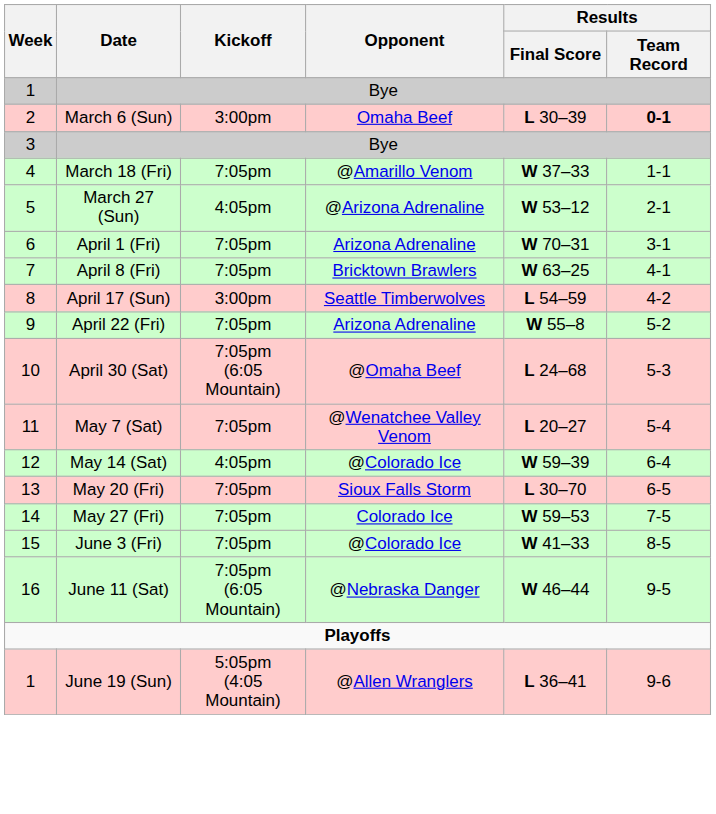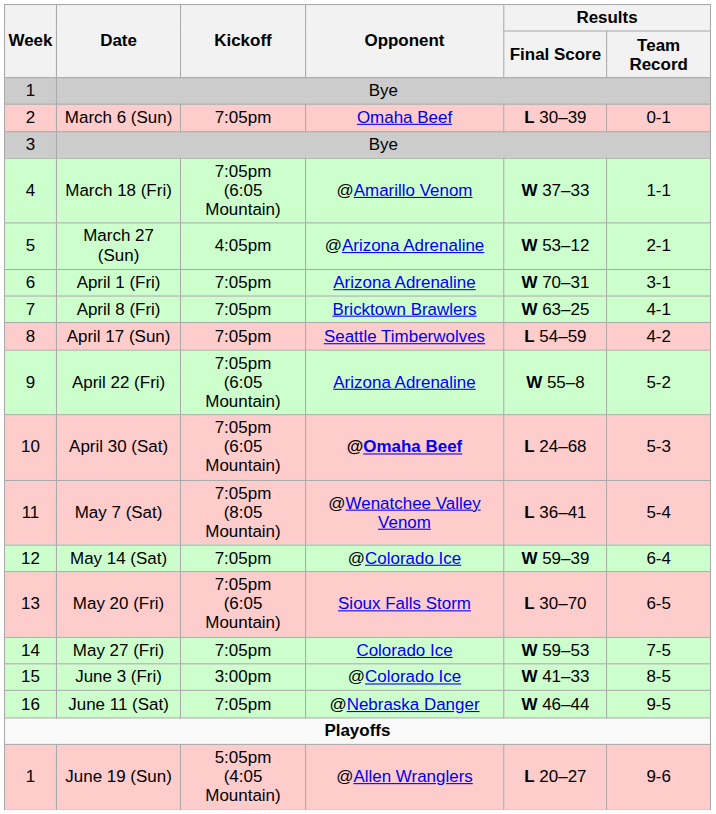(243, 117) 3:00pm -> (243, 117) 7:05pm
(659, 117) bold -> (659, 117) normal
(243, 171) 7:05pm -> (243, 190) 7:05pm (6:05 Mountain)
(243, 298) 3:00pm -> (243, 336) 7:05pm
(243, 325) 7:05pm -> (243, 382) 7:05pm (6:05 Mountain)
(404, 371) normal -> (404, 447) bold
(243, 426) 7:05pm -> (243, 512) 7:05pm (8:05 Mountain)
(555, 426) L 20–27 -> (555, 512) L 36–41
(243, 463) 4:05pm -> (243, 558) 7:05pm
(243, 489) 7:05pm -> (243, 604) 7:05pm (6:05 Mountain)
(243, 543) 7:05pm -> (243, 677) 3:00pm
(243, 589) 7:05pm (6:05 Mountain) -> (243, 704) 7:05pm
(555, 681) L 36–41 -> (555, 777) L 20–27
